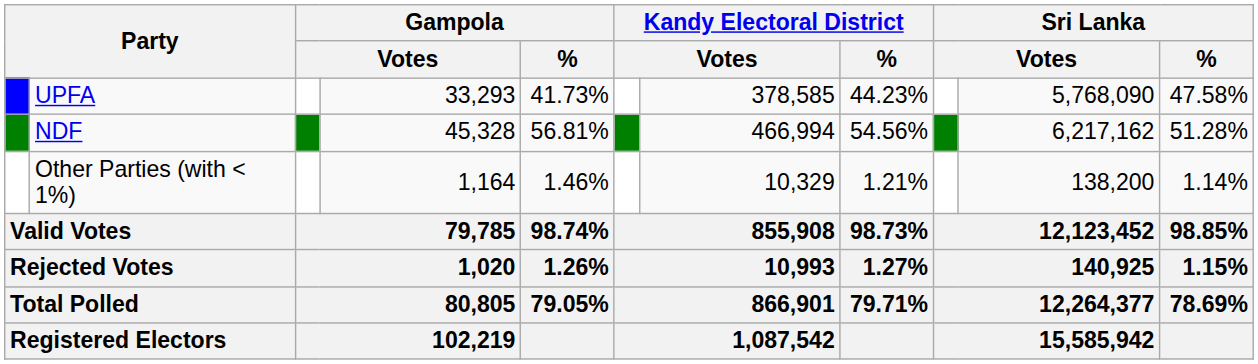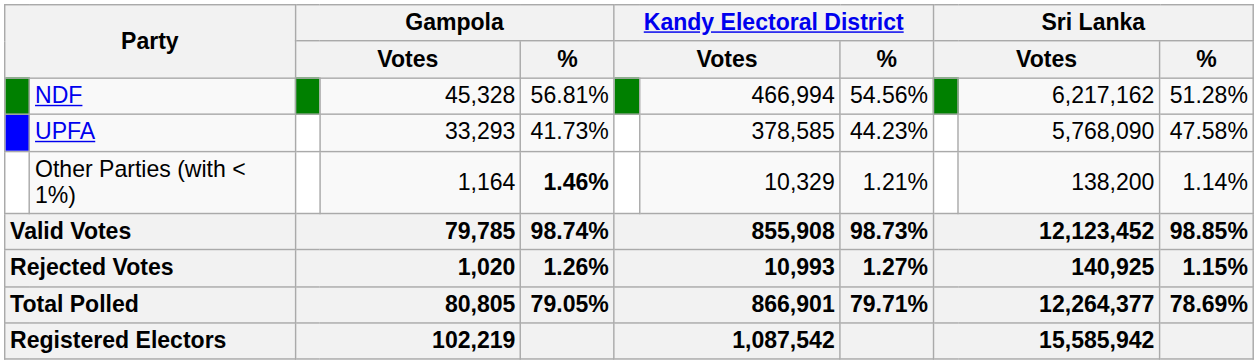rows swapped: (59, 132) <-> (65, 95)
(576, 181) normal -> (576, 181) bold
